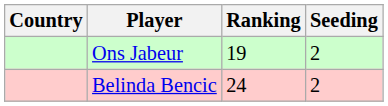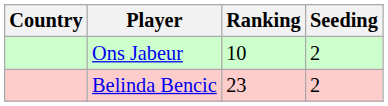(236, 52) 19 -> (236, 52) 10
(236, 85) 24 -> (236, 85) 23
